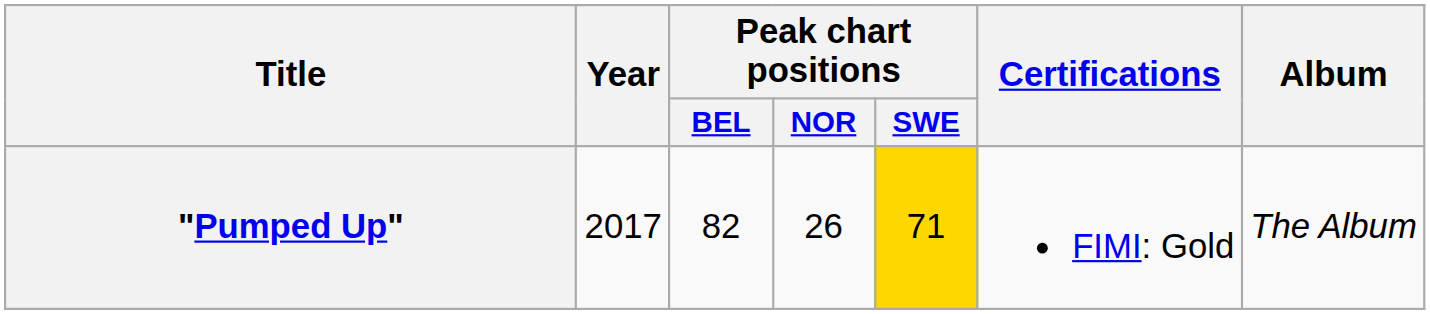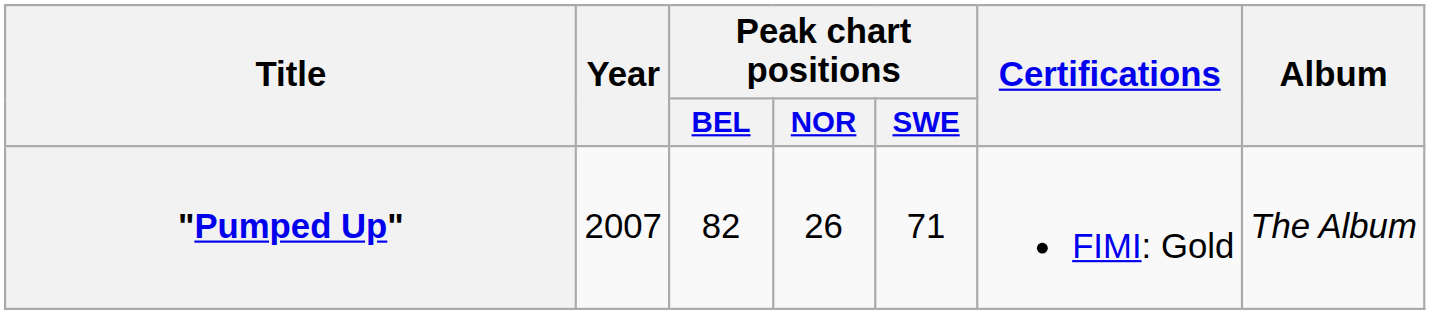(623, 226) 2017 -> (623, 226) 2007
(926, 226) gold background -> (926, 226) no background
